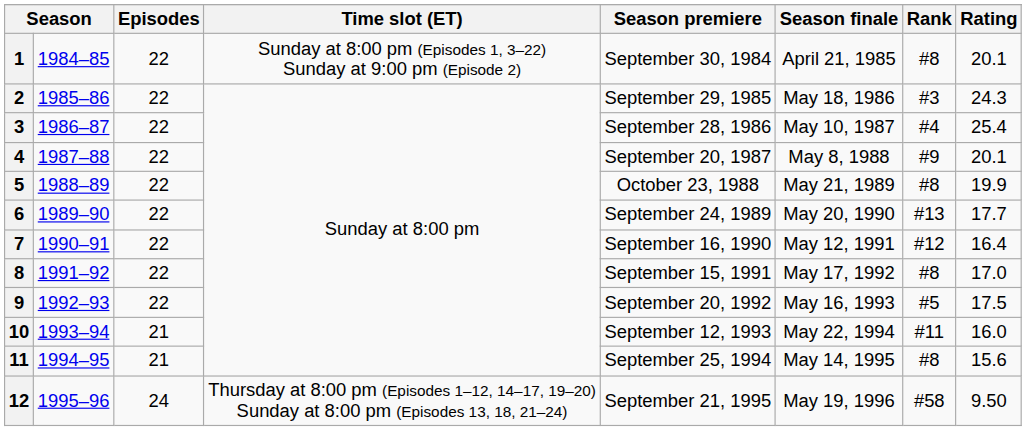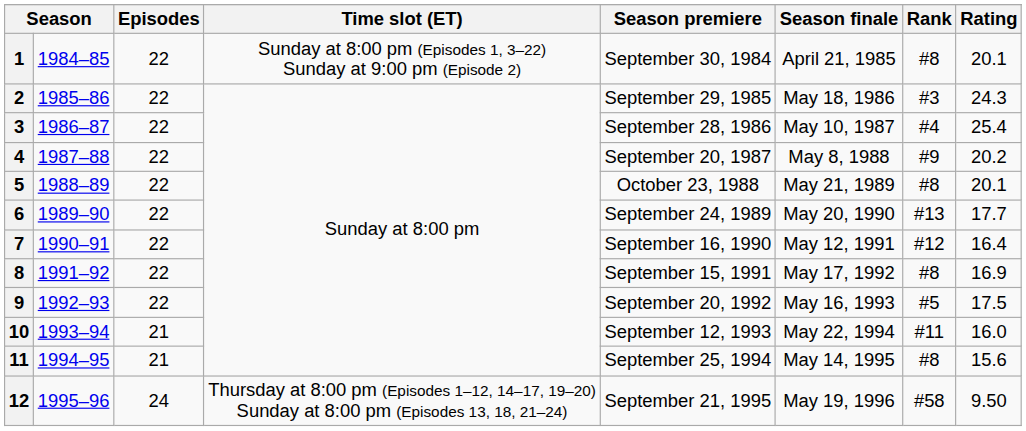(989, 156) 20.1 -> (989, 156) 20.2
(989, 185) 19.9 -> (989, 185) 20.1
(989, 273) 17.0 -> (989, 273) 16.9
